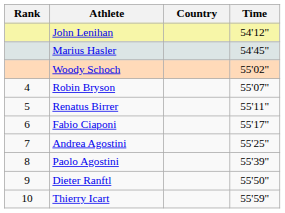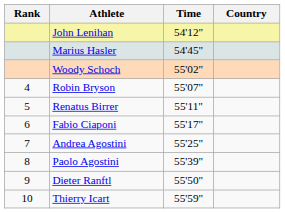columns swapped: (197, 14) <-> (255, 14)
